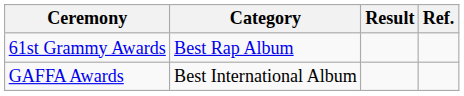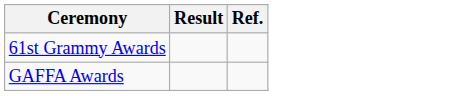- column: (265, 18)
